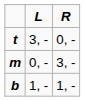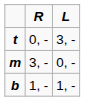columns swapped: (39, 16) <-> (66, 16)
